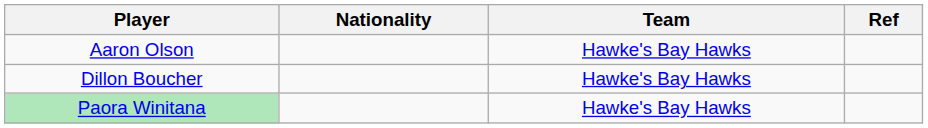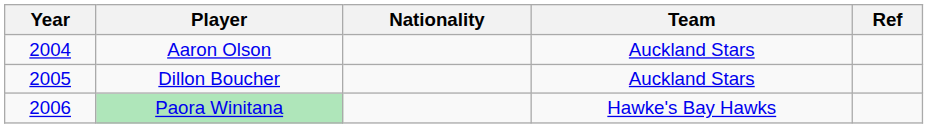+ column: (50, 20)
(666, 49) Hawke's Bay Hawks -> (692, 49) Auckland Stars
(666, 79) Hawke's Bay Hawks -> (692, 79) Auckland Stars
